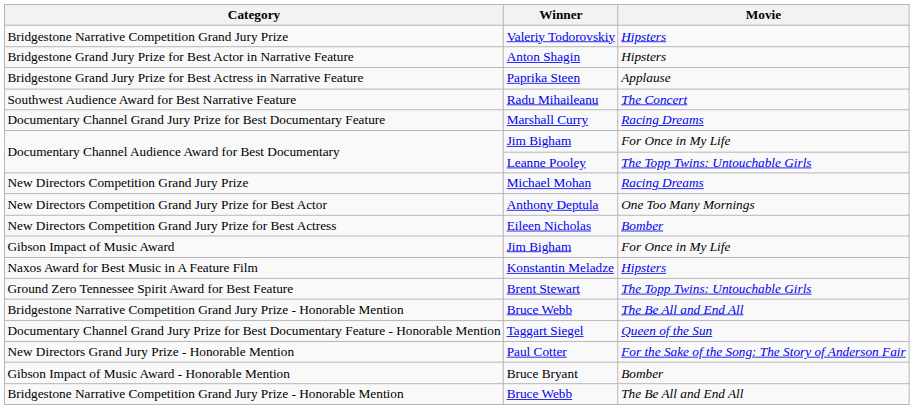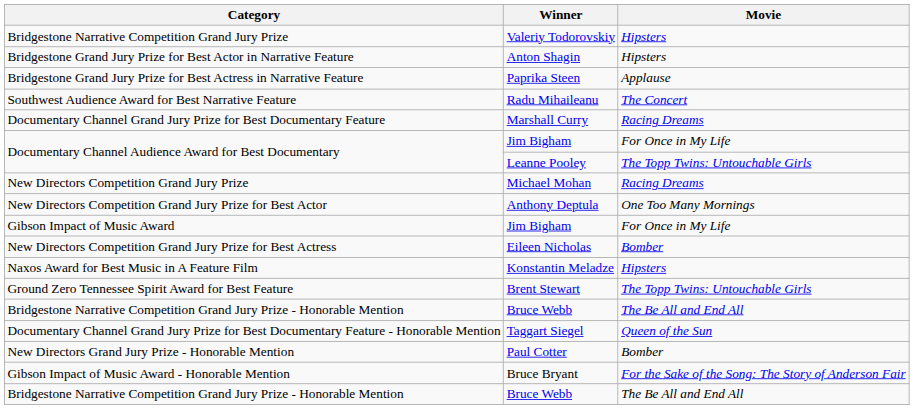rows swapped: (172, 225) <-> (91, 246)
(763, 352) For the Sake of the Song: The Story of Anderson Fair -> (642, 352) Bomber
(642, 373) Bomber -> (763, 373) For the Sake of the Song: The Story of Anderson Fair
